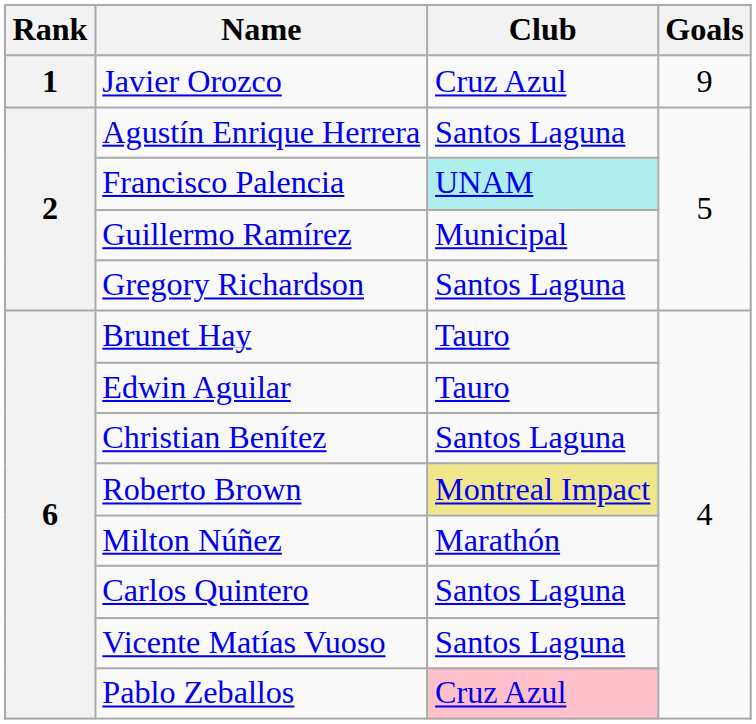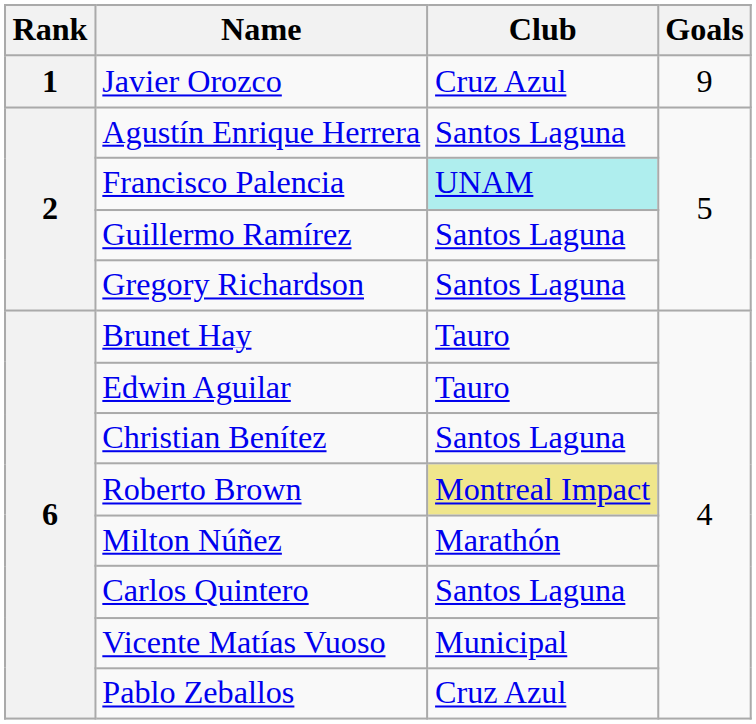(501, 234) Municipal -> (530, 234) Santos Laguna
(530, 642) Santos Laguna -> (501, 642) Municipal
(501, 693) pink background -> (501, 693) no background
